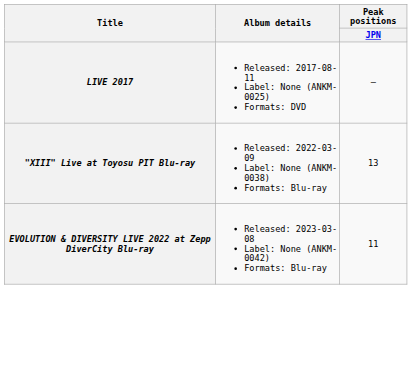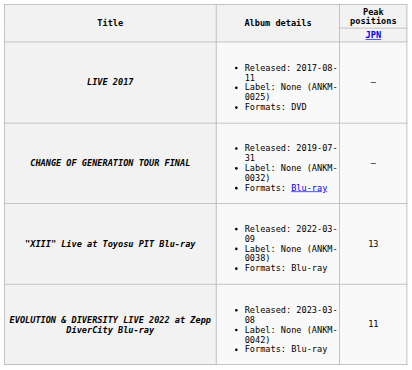+ row: (110, 163)
